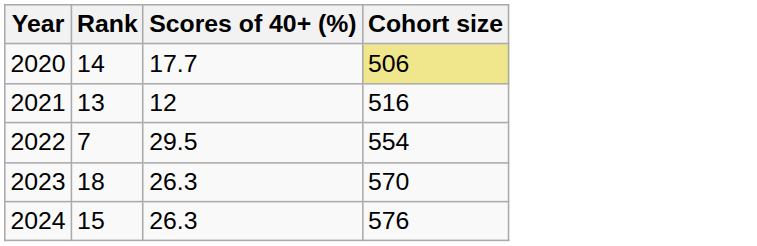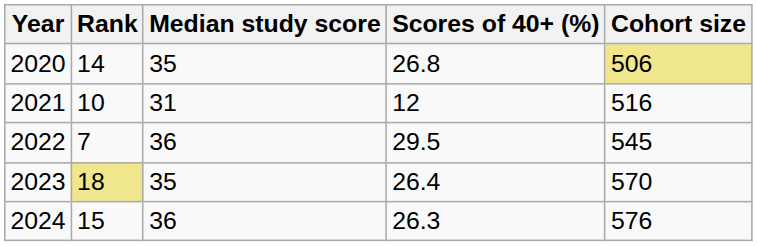+ column: (265, 24)
(173, 63) 17.7 -> (416, 63) 26.8
(91, 102) 13 -> (91, 102) 10
(389, 142) 554 -> (632, 142) 545
(91, 181) no background -> (91, 181) khaki background
(173, 181) 26.3 -> (416, 181) 26.4
